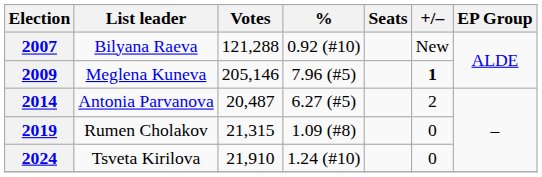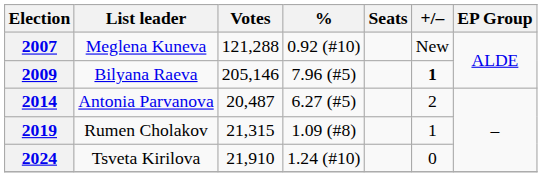(146, 46) Bilyana Raeva -> (146, 46) Meglena Kuneva
(146, 74) Meglena Kuneva -> (146, 74) Bilyana Raeva
(432, 130) 0 -> (432, 130) 1
